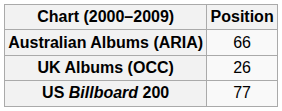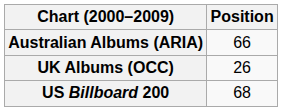(242, 93) 77 -> (242, 93) 68
